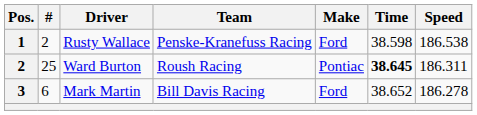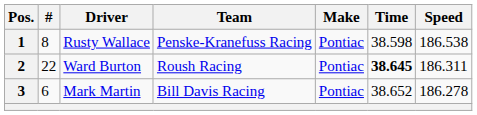(45, 41) 2 -> (45, 41) 8
(333, 41) Ford -> (341, 41) Pontiac
(49, 66) 25 -> (49, 66) 22
(333, 91) Ford -> (341, 91) Pontiac
